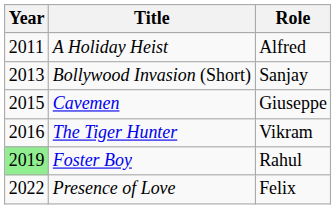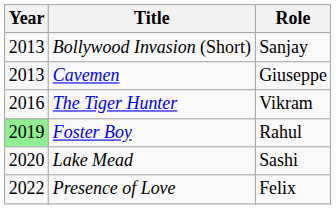- row: (110, 47)
(27, 103) 2015 -> (27, 75) 2013
+ row: (93, 160)
